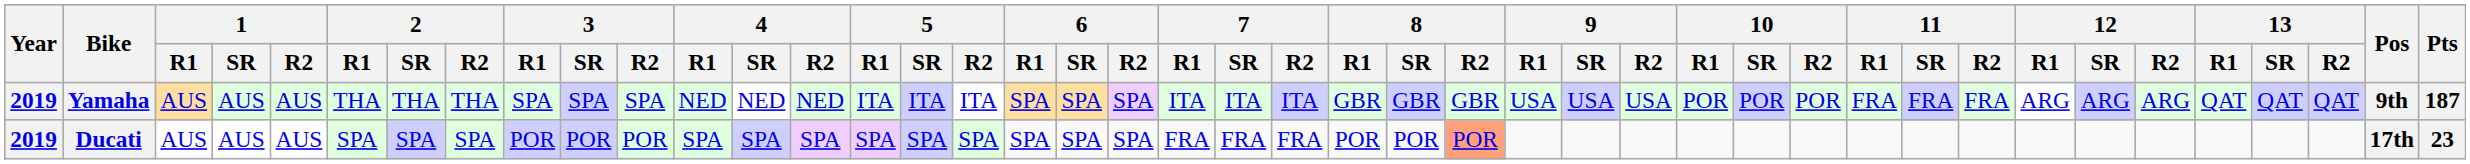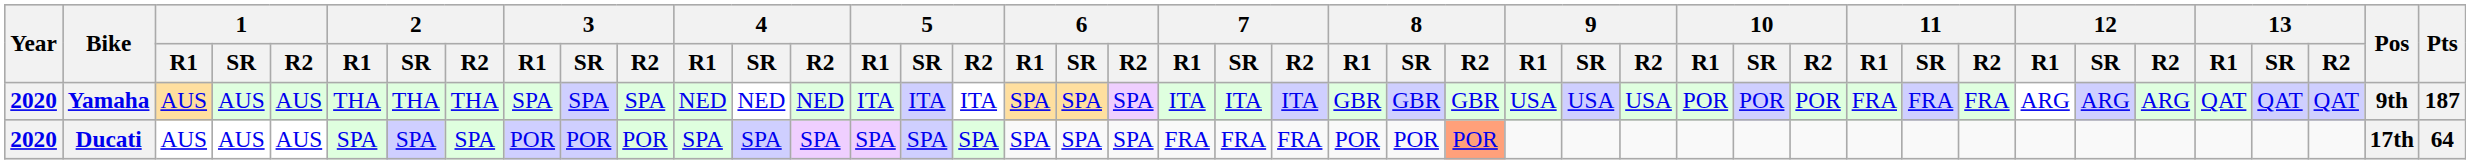(34, 101) 2019 -> (34, 101) 2020
(34, 139) 2019 -> (34, 139) 2020
(2442, 139) 23 -> (2442, 139) 64
